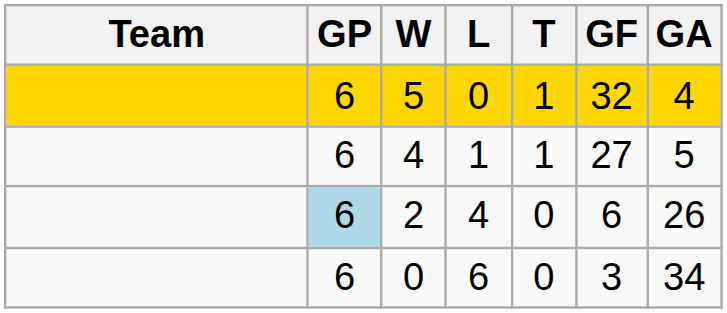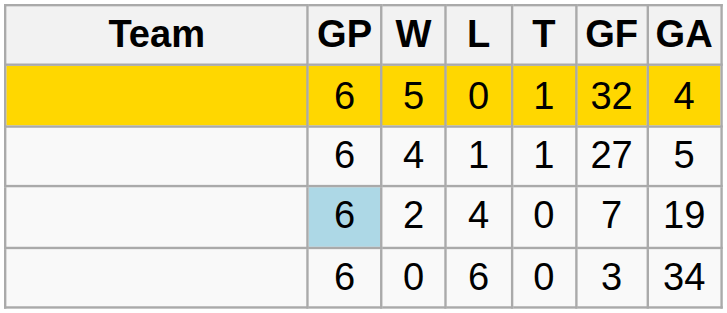(612, 215) 6 -> (612, 215) 7
(684, 215) 26 -> (684, 215) 19
